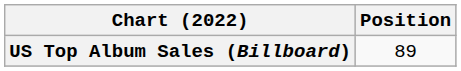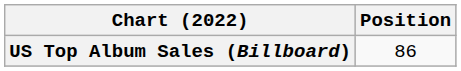(406, 51) 89 -> (406, 51) 86
